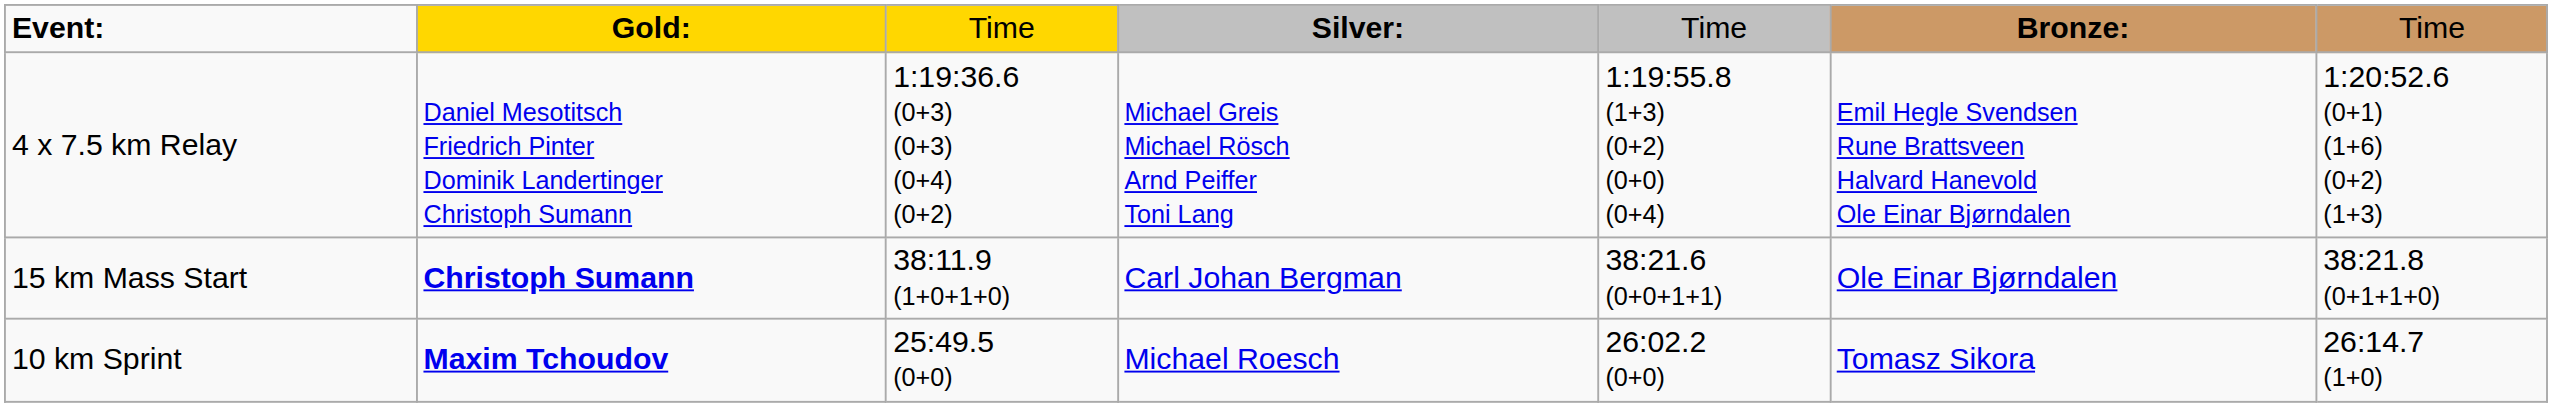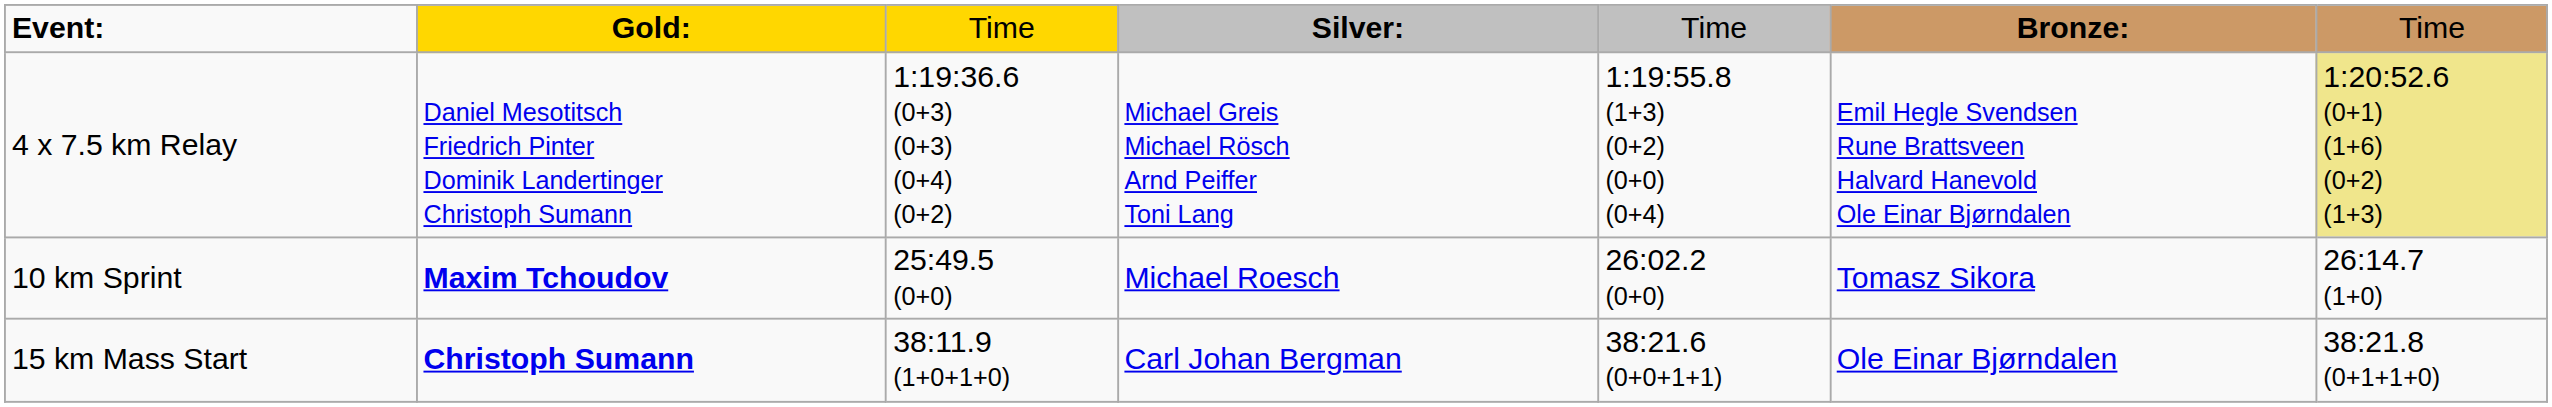(2386, 144) no background -> (2386, 144) khaki background
rows swapped: (97, 359) <-> (130, 277)
